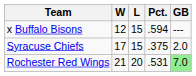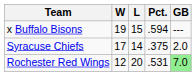(120, 29) 12 -> (120, 29) 19
(137, 46) 15 -> (137, 46) 14
(120, 63) 21 -> (120, 63) 12
